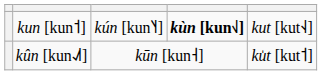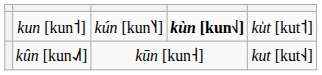(282, 26) kut [kut˧˨] -> (282, 26) ku̍t [kut˦]
(282, 55) ku̍t [kut˦] -> (282, 55) kut [kut˧˨]
